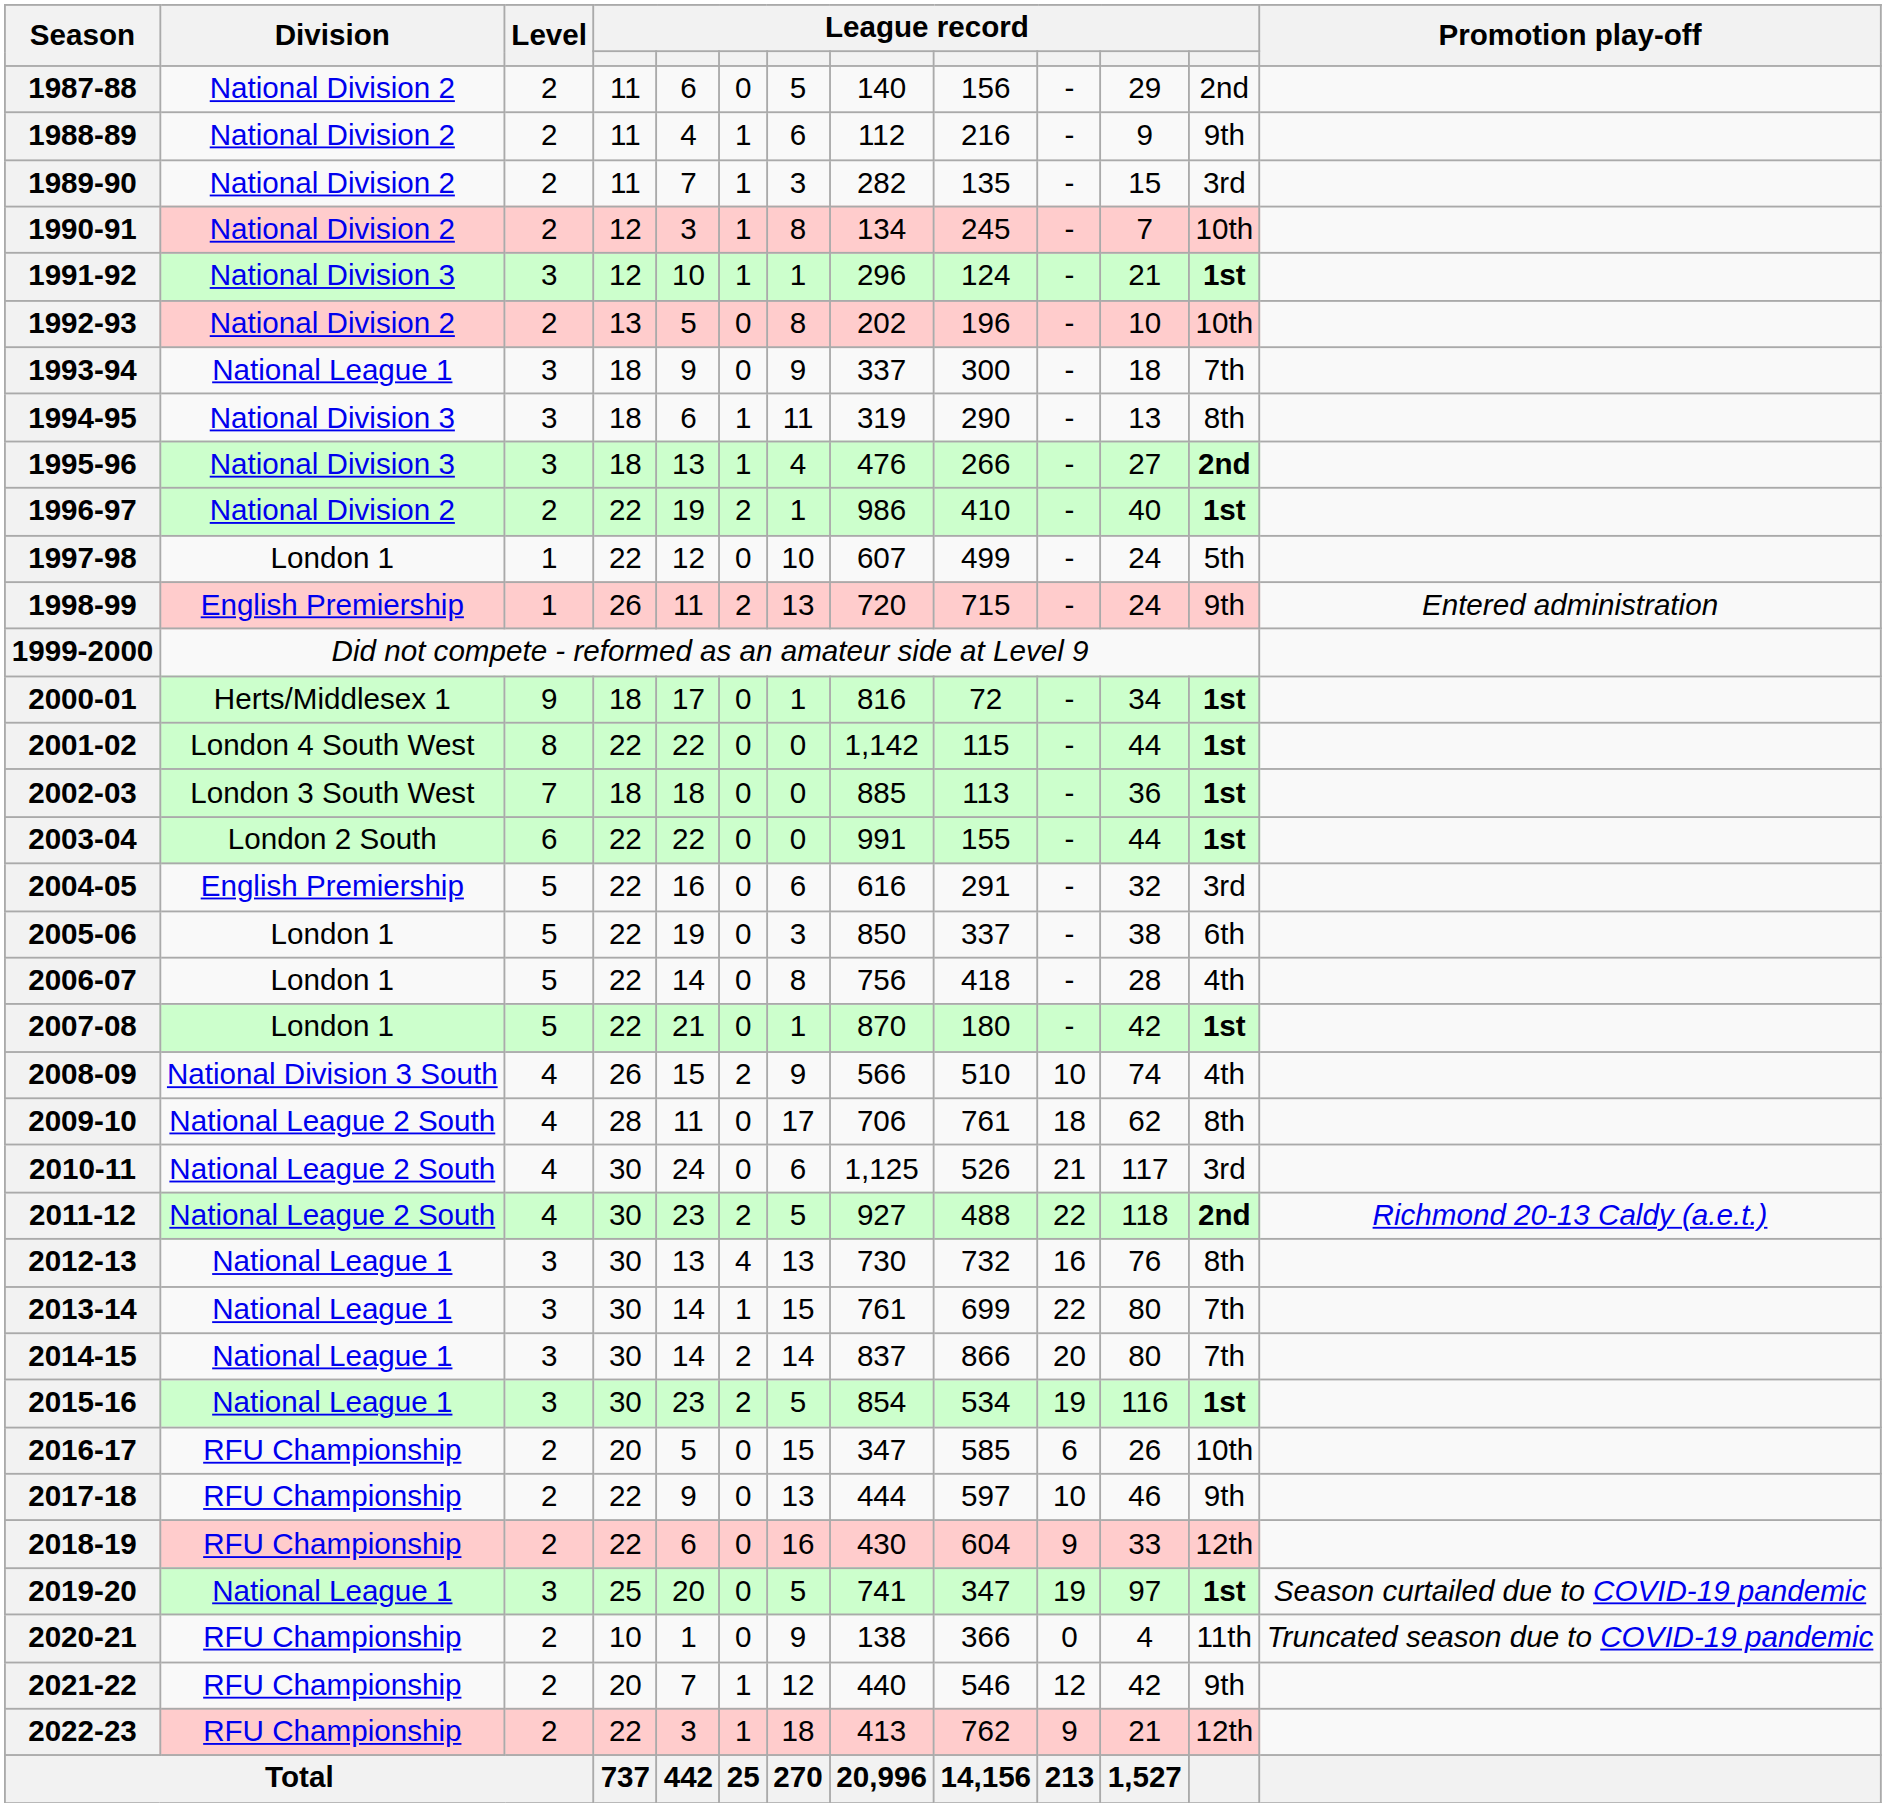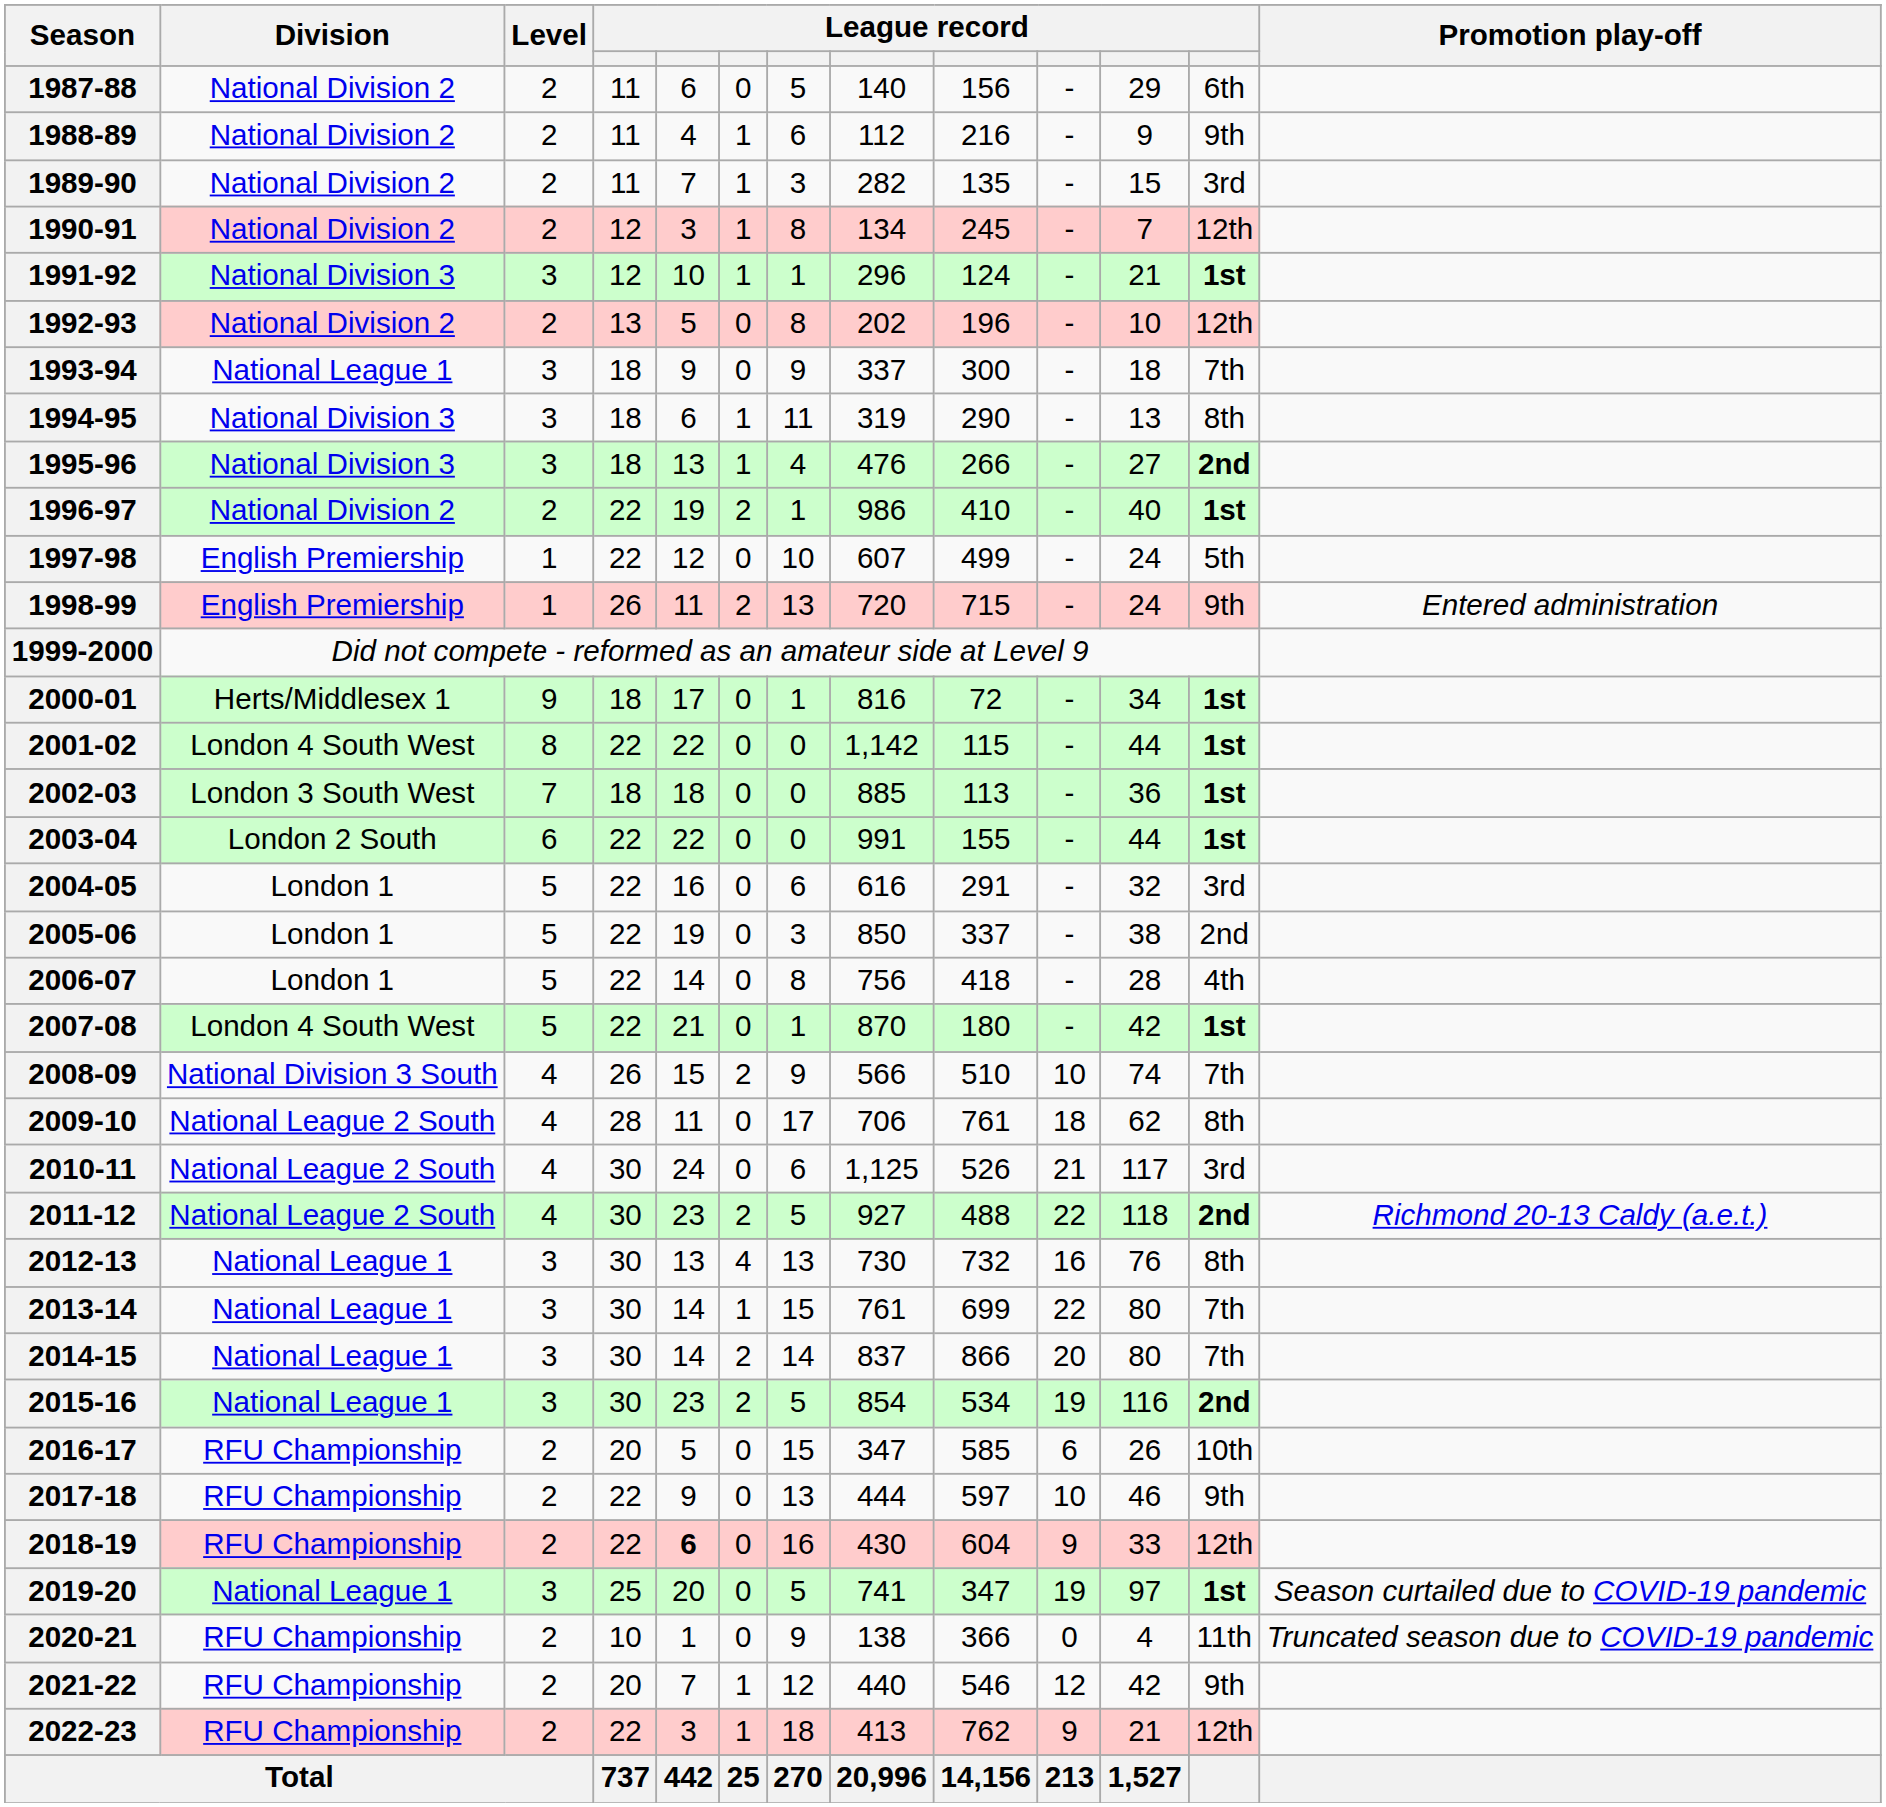(1224, 88) 2nd -> (1224, 88) 6th
(1224, 229) 10th -> (1224, 229) 12th
(1224, 323) 10th -> (1224, 323) 12th
(332, 557) London 1 -> (332, 557) English Premiership
(332, 886) English Premiership -> (332, 886) London 1
(1224, 933) 6th -> (1224, 933) 2nd
(332, 1027) London 1 -> (332, 1027) London 4 South West
(1224, 1074) 4th -> (1224, 1074) 7th
(1224, 1402) 1st -> (1224, 1402) 2nd
(688, 1543) normal -> (688, 1543) bold
